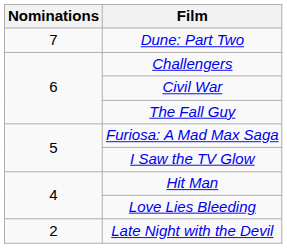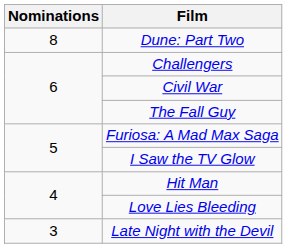(53, 40) 7 -> (53, 40) 8
(53, 231) 2 -> (53, 231) 3
